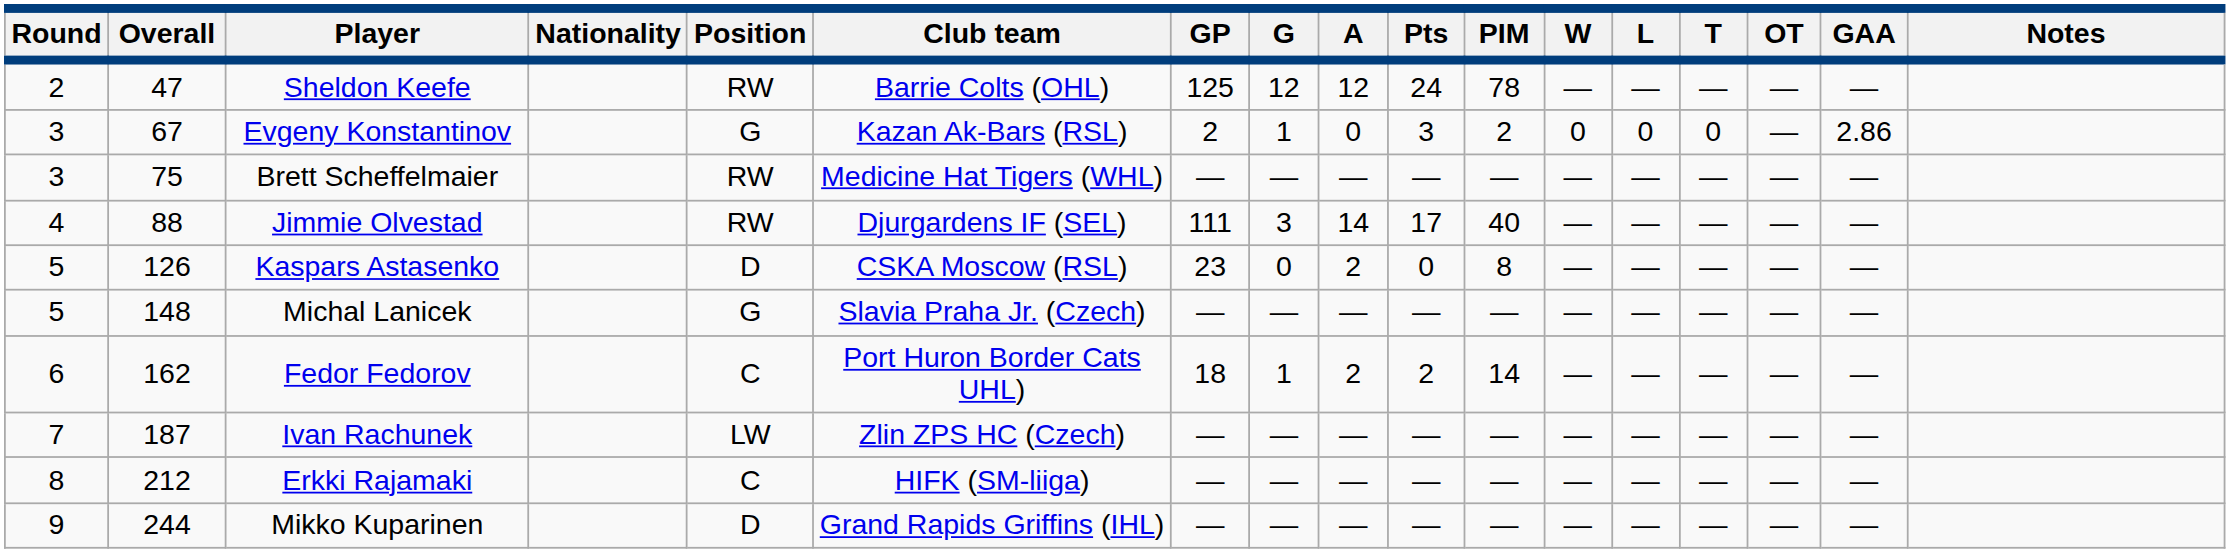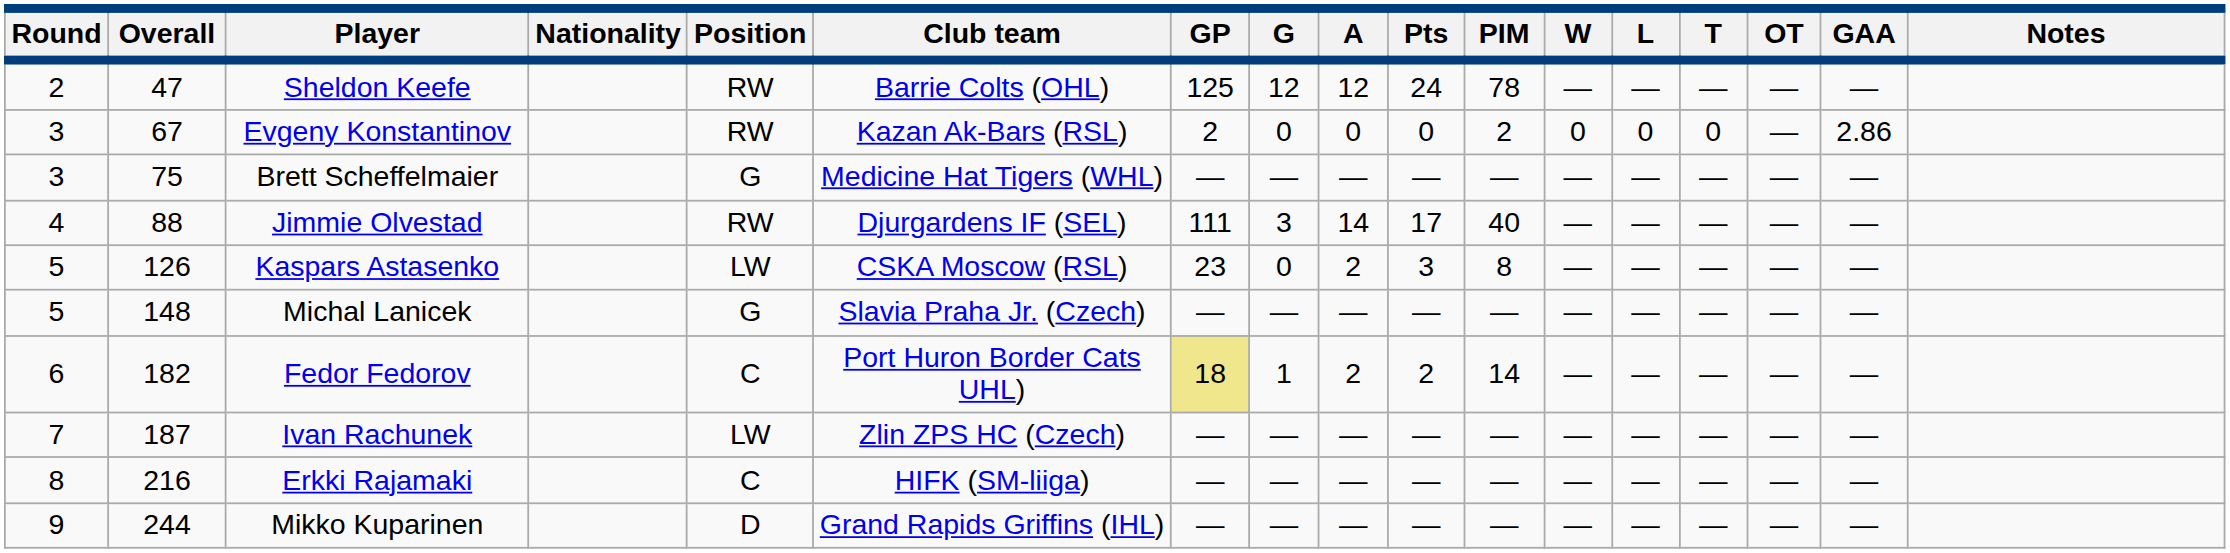(750, 131) G -> (750, 131) RW
(1284, 131) 1 -> (1284, 131) 0
(1426, 131) 3 -> (1426, 131) 0
(750, 176) RW -> (750, 176) G
(750, 267) D -> (750, 267) LW
(1426, 267) 0 -> (1426, 267) 3
(167, 373) 162 -> (167, 373) 182
(1210, 373) no background -> (1210, 373) khaki background
(167, 479) 212 -> (167, 479) 216
